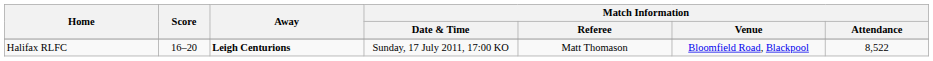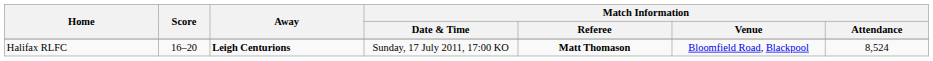(595, 47) normal -> (595, 47) bold
(877, 47) 8,522 -> (877, 47) 8,524
